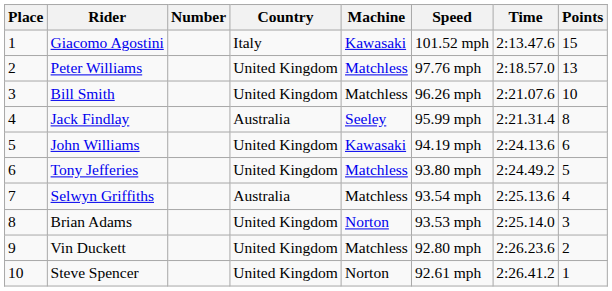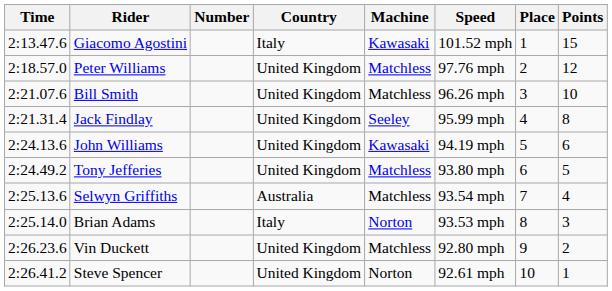columns swapped: (26, 17) <-> (526, 17)
(570, 68) 13 -> (570, 68) 12
(262, 119) Australia -> (309, 119) United Kingdom
(286, 221) United Kingdom -> (271, 221) Italy
